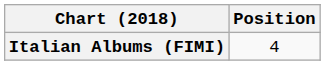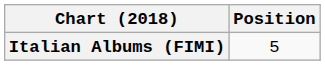(274, 47) 4 -> (274, 47) 5
